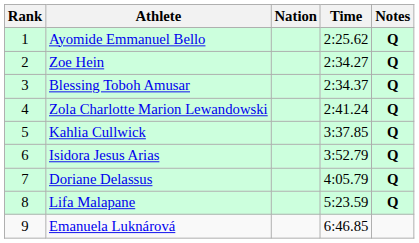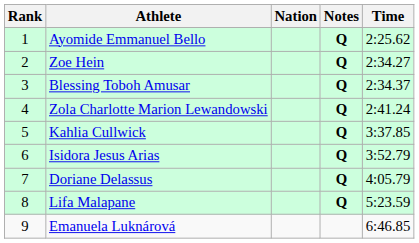columns swapped: (346, 16) <-> (393, 16)
